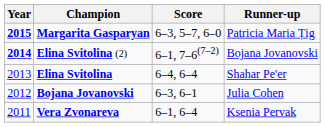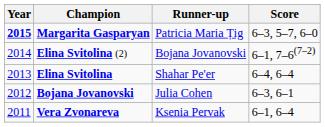columns swapped: (272, 14) <-> (188, 14)
(19, 53) bold -> (19, 53) normal
